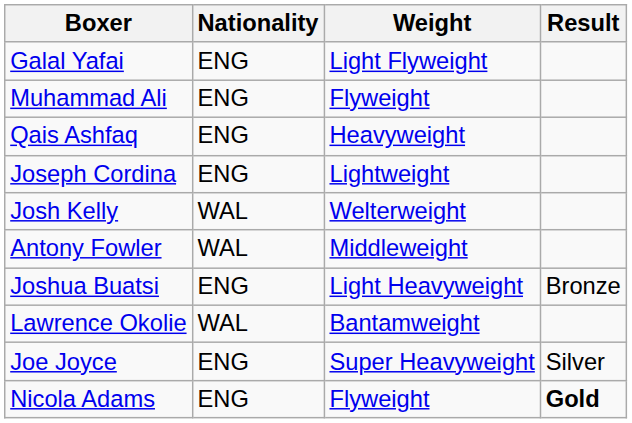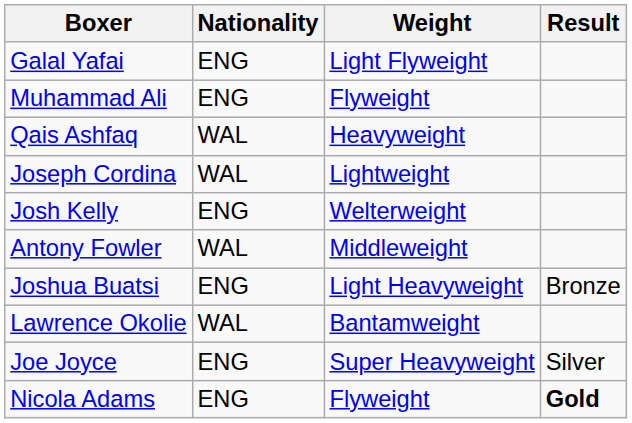(223, 135) ENG -> (223, 135) WAL
(223, 173) ENG -> (223, 173) WAL
(223, 211) WAL -> (223, 211) ENG
